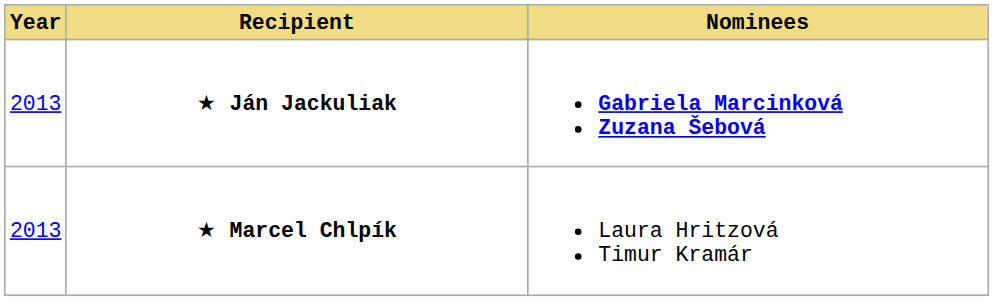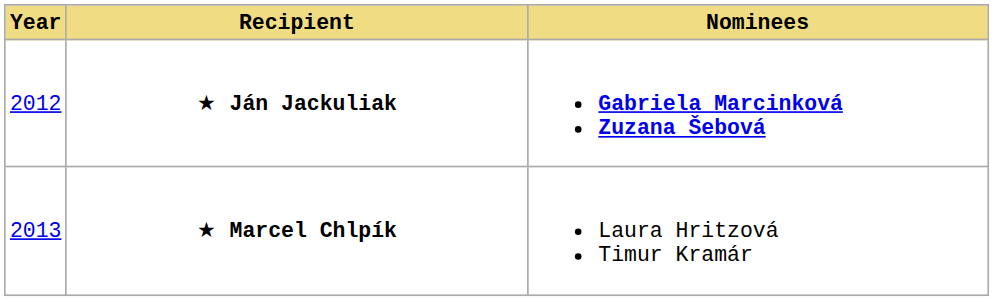(36, 103) 2013 -> (36, 103) 2012
